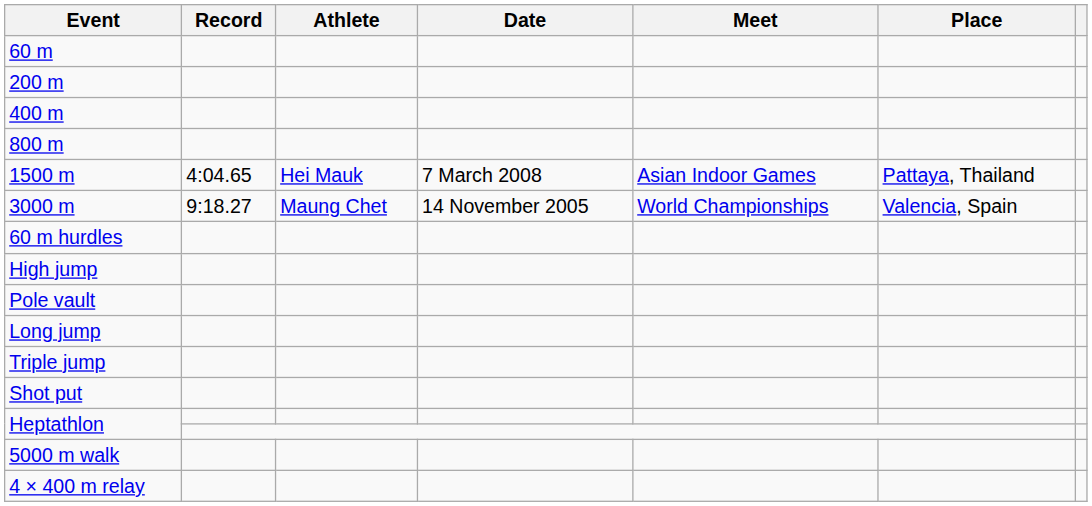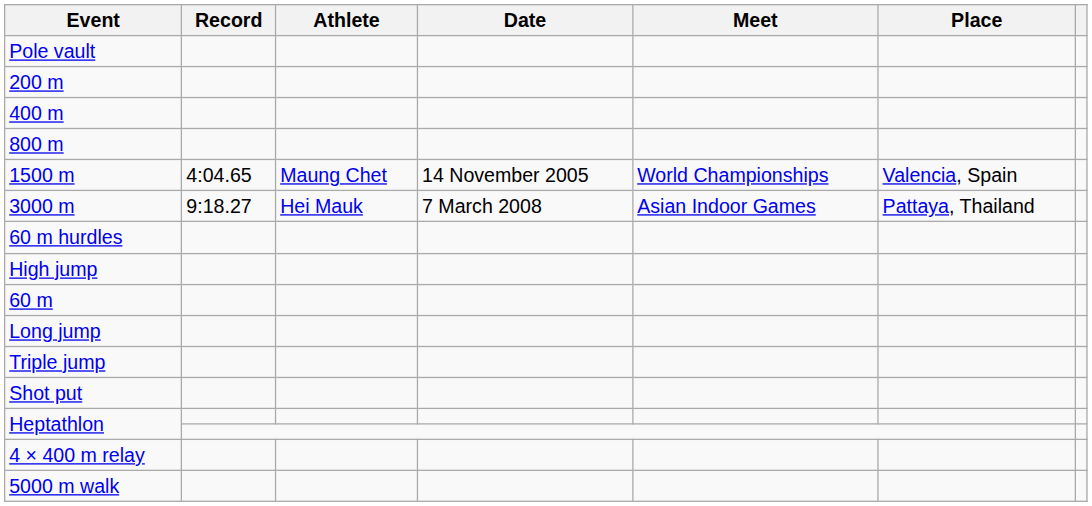rows swapped: (31, 51) <-> (52, 300)
(322, 176) Hei Mauk -> (334, 176) Maung Chet
(482, 176) 7 March 2008 -> (505, 176) 14 November 2005
(726, 176) Asian Indoor Games -> (733, 176) World Championships
(959, 176) Pattaya, Thailand -> (950, 176) Valencia, Spain
(334, 207) Maung Chet -> (322, 207) Hei Mauk
(505, 207) 14 November 2005 -> (482, 207) 7 March 2008
(733, 207) World Championships -> (726, 207) Asian Indoor Games
(950, 207) Valencia, Spain -> (959, 207) Pattaya, Thailand
rows swapped: (64, 455) <-> (77, 486)
